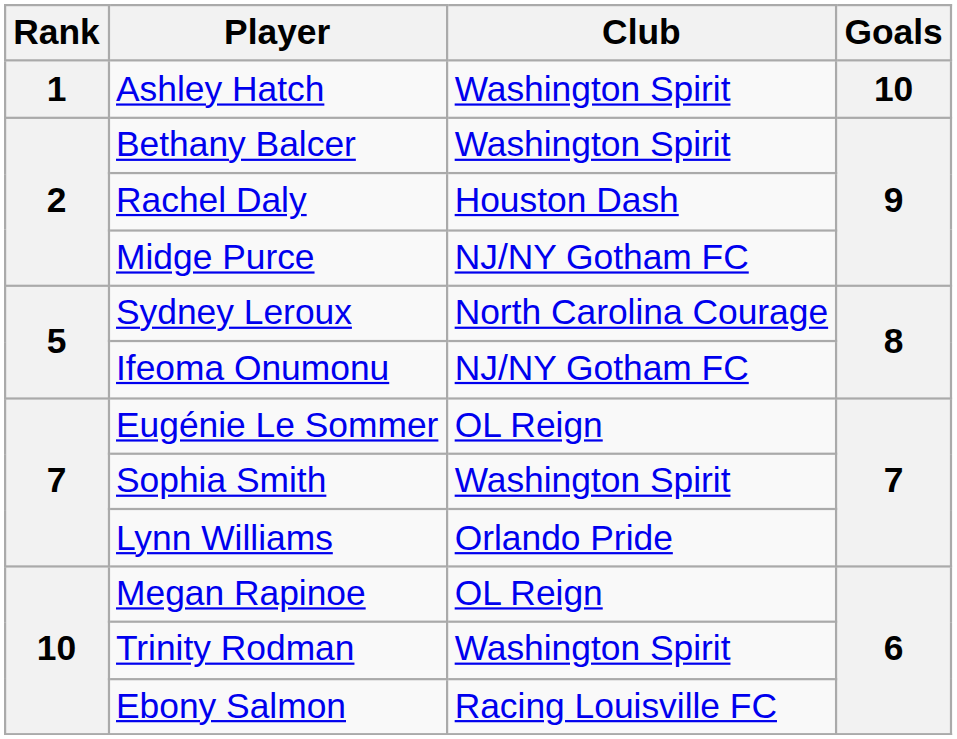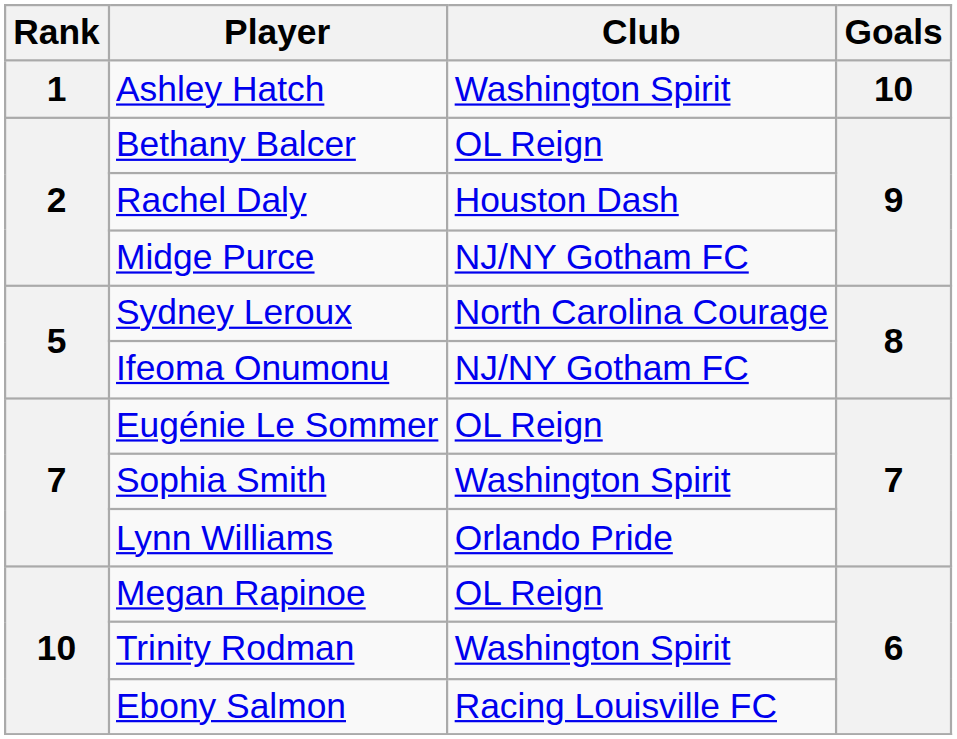(593, 144) Washington Spirit -> (529, 144) OL Reign
